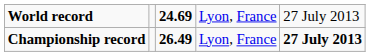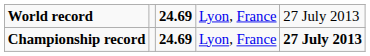(176, 39) 26.49 -> (176, 39) 24.69
